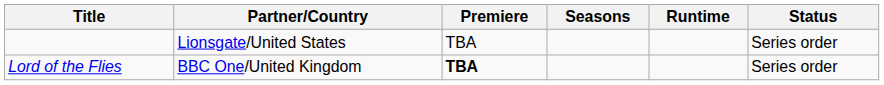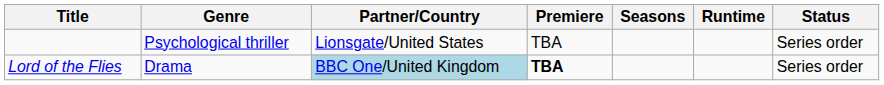+ column: (226, 17)
(269, 67) no background -> (407, 67) lightblue background
